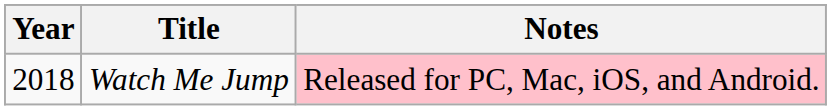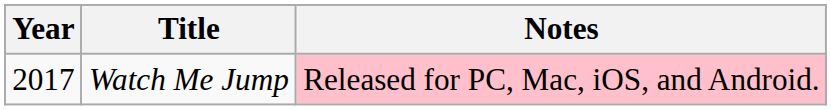(43, 78) 2018 -> (43, 78) 2017
